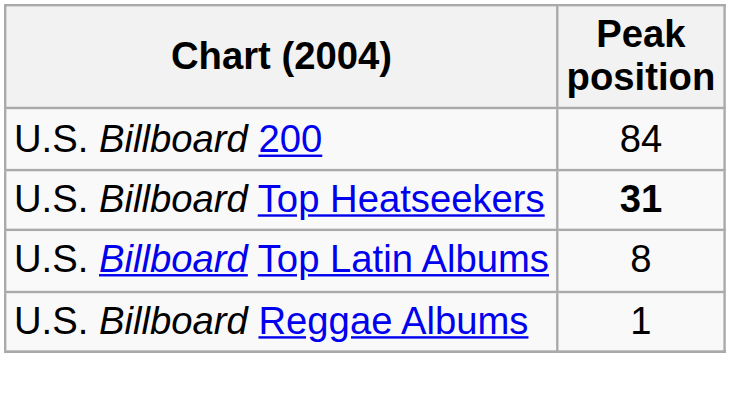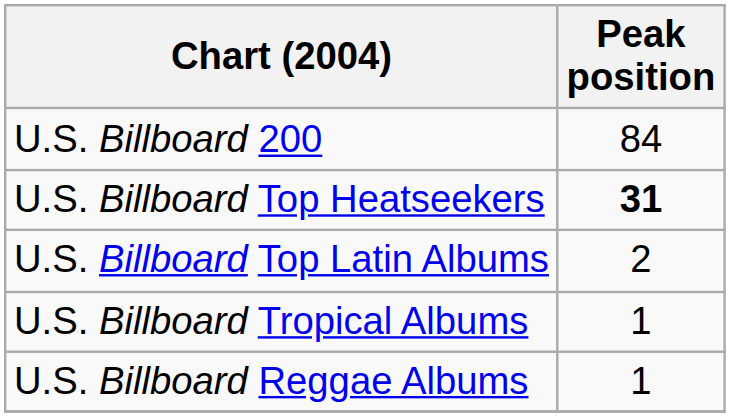(641, 259) 8 -> (641, 259) 2
+ row: (271, 320)
